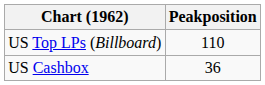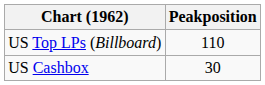(213, 67) 36 -> (213, 67) 30
